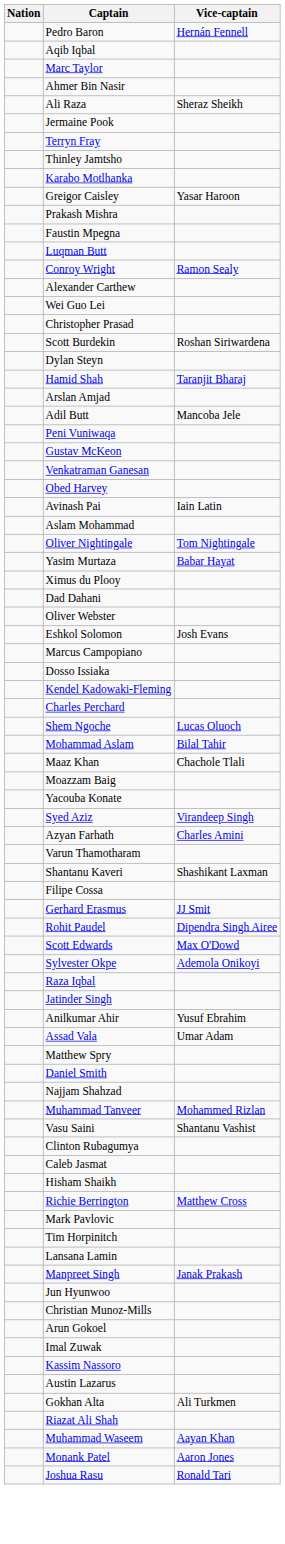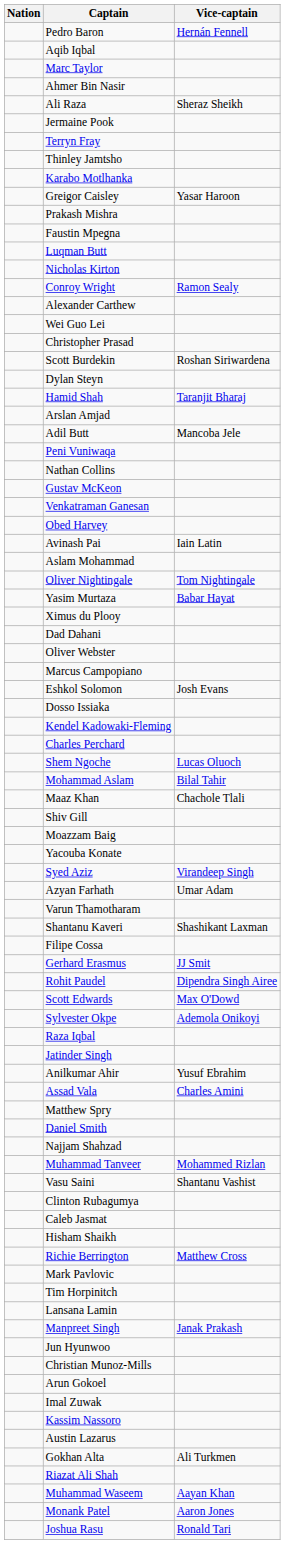+ row: (83, 269)
+ row: (80, 470)
rows swapped: (84, 634) <-> (94, 653)
+ row: (67, 817)
(210, 835) Charles Amini -> (205, 890) Umar Adam
(205, 1036) Umar Adam -> (210, 1091) Charles Amini
